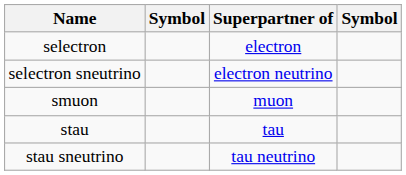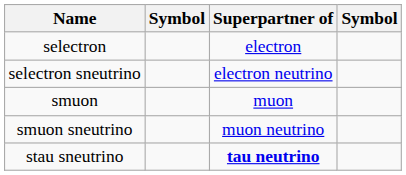+ row: (75, 128)
- row: (75, 128)
(273, 156) normal -> (273, 156) bold
